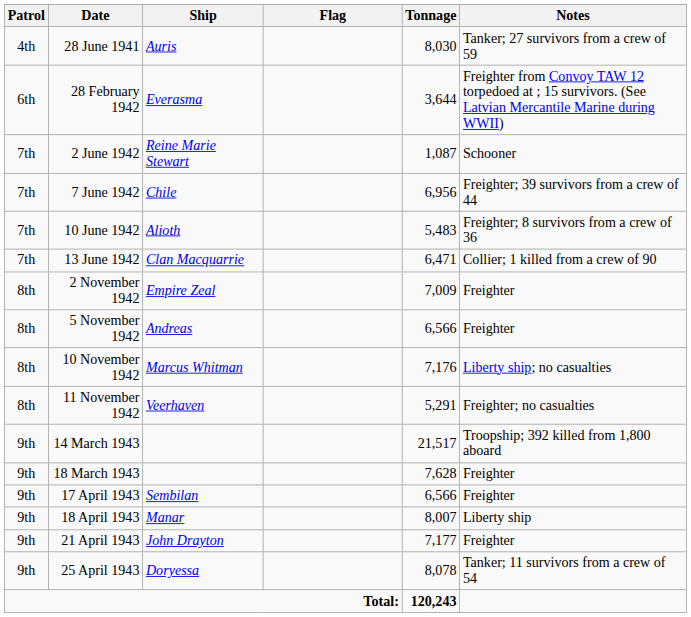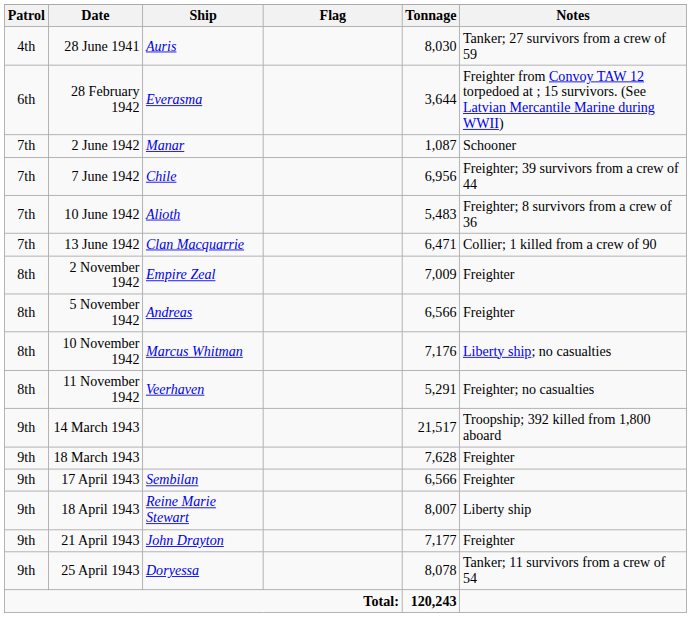(181, 153) Reine Marie Stewart -> (165, 146) Manar
(165, 518) Manar -> (181, 510) Reine Marie Stewart
